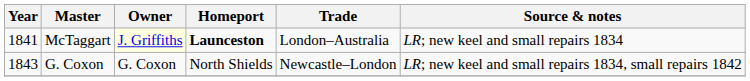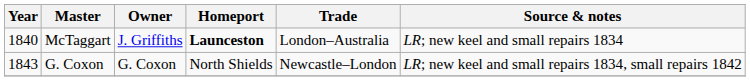(23, 40) 1841 -> (23, 40) 1840
(150, 40) lightyellow background -> (150, 40) no background
